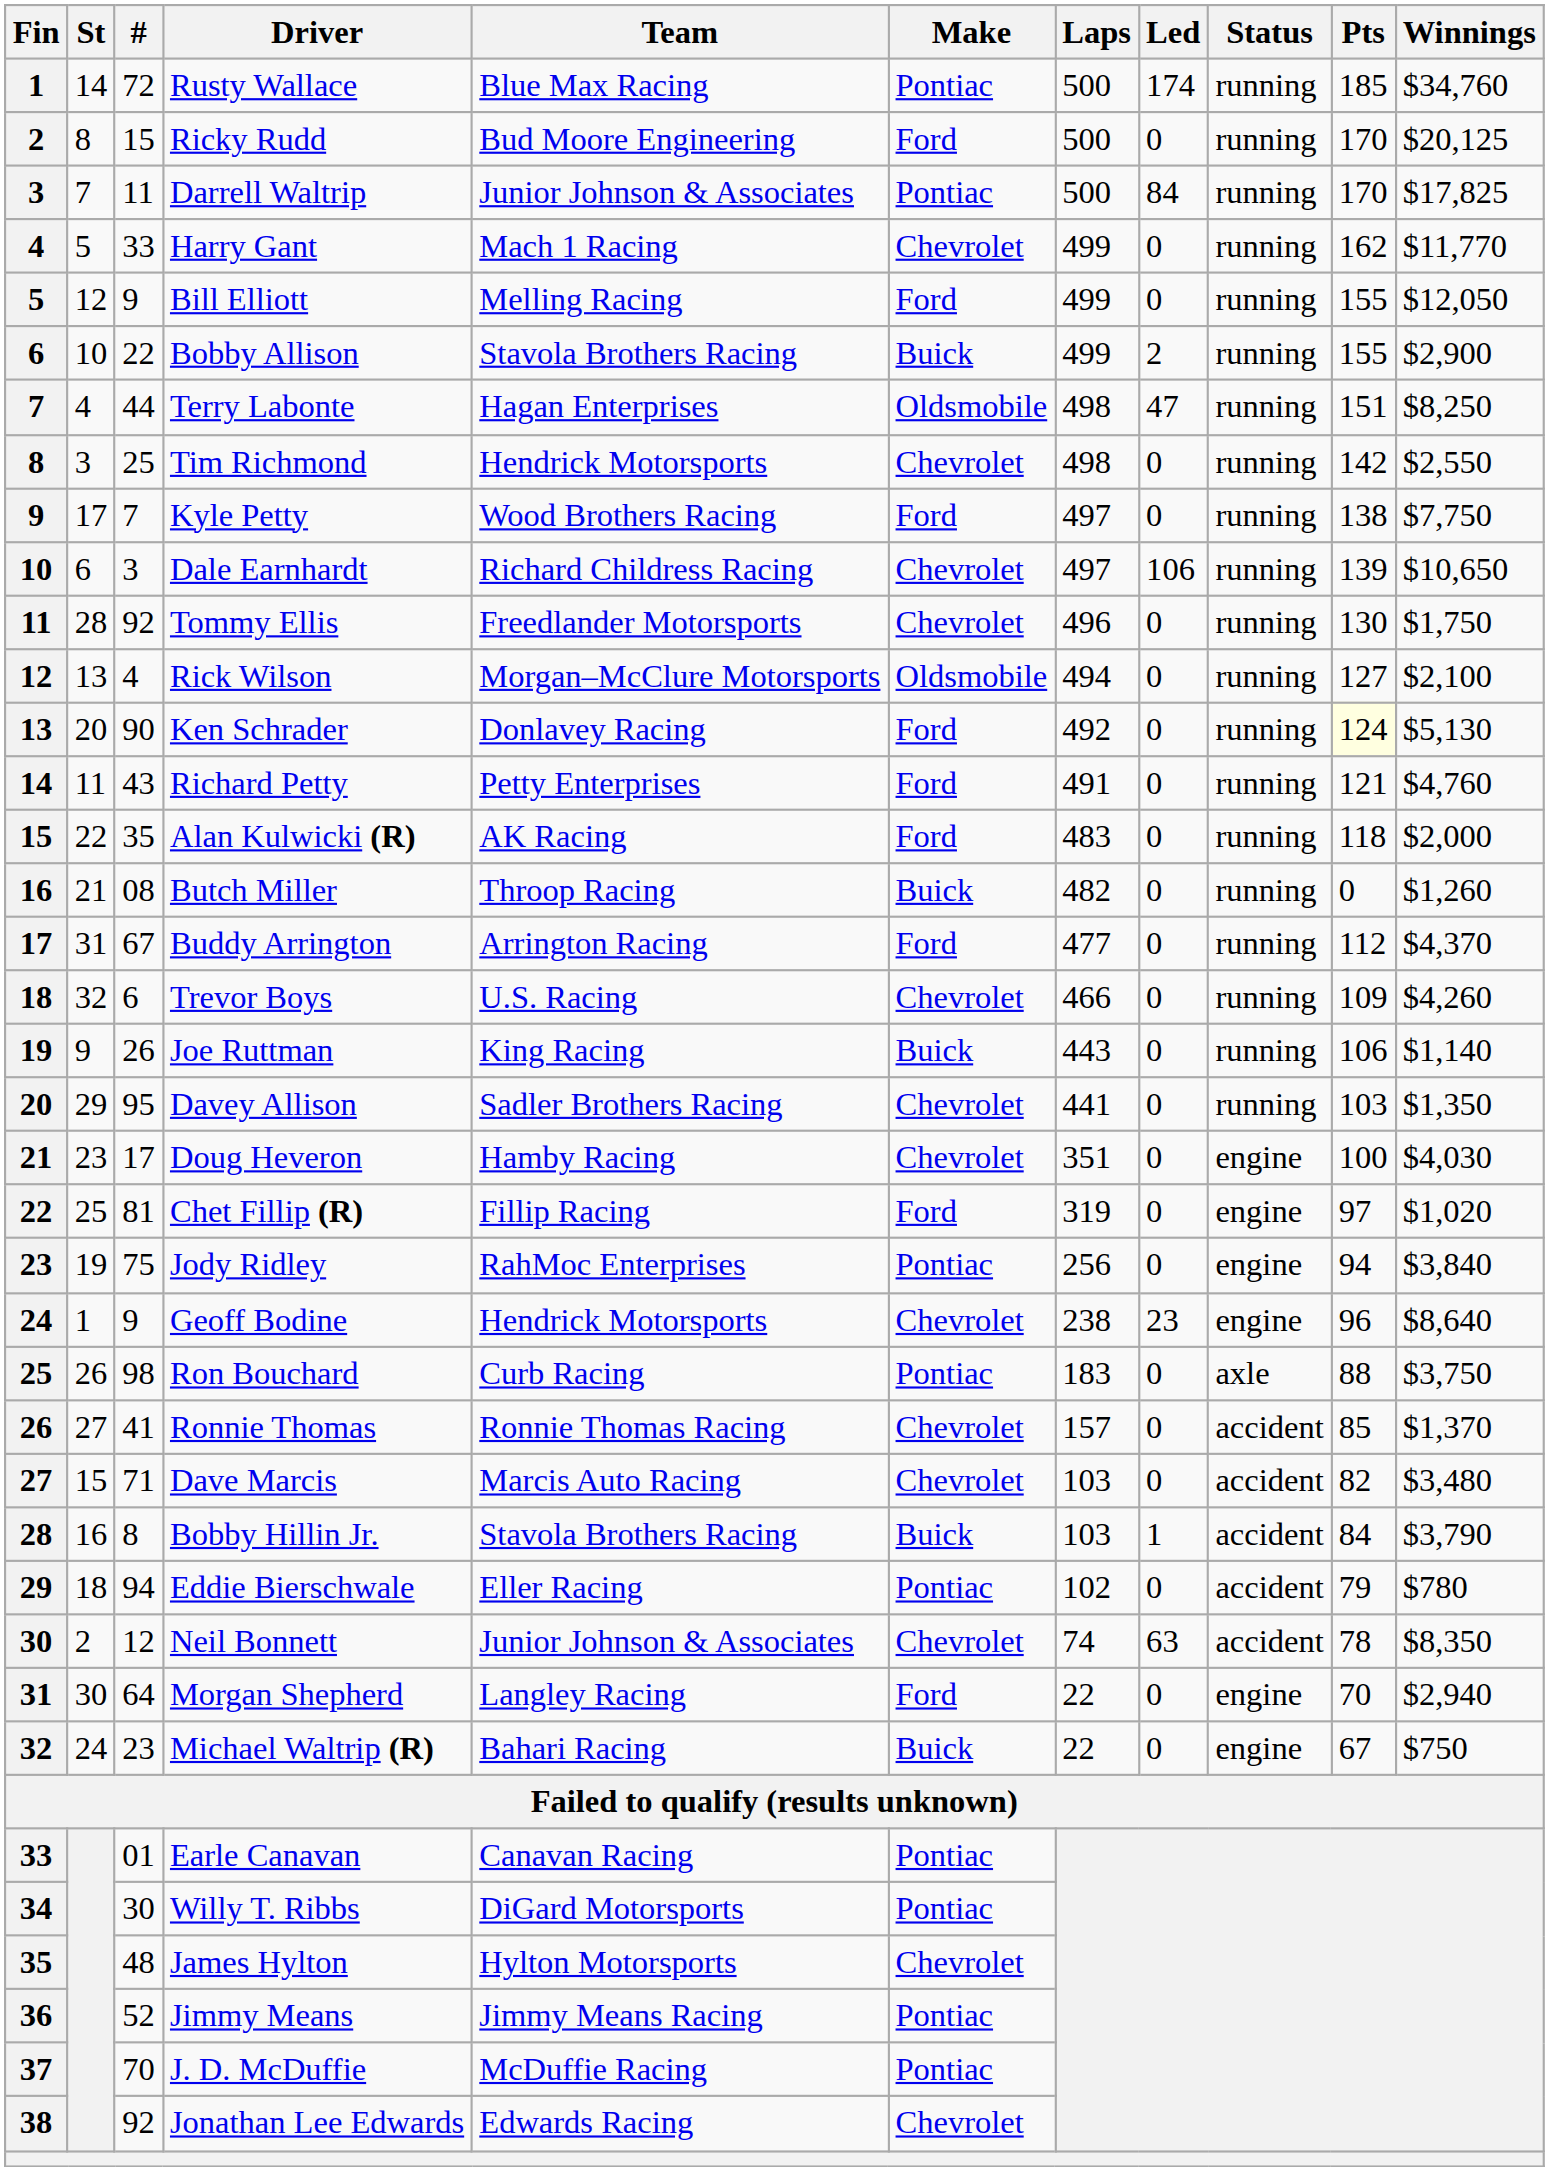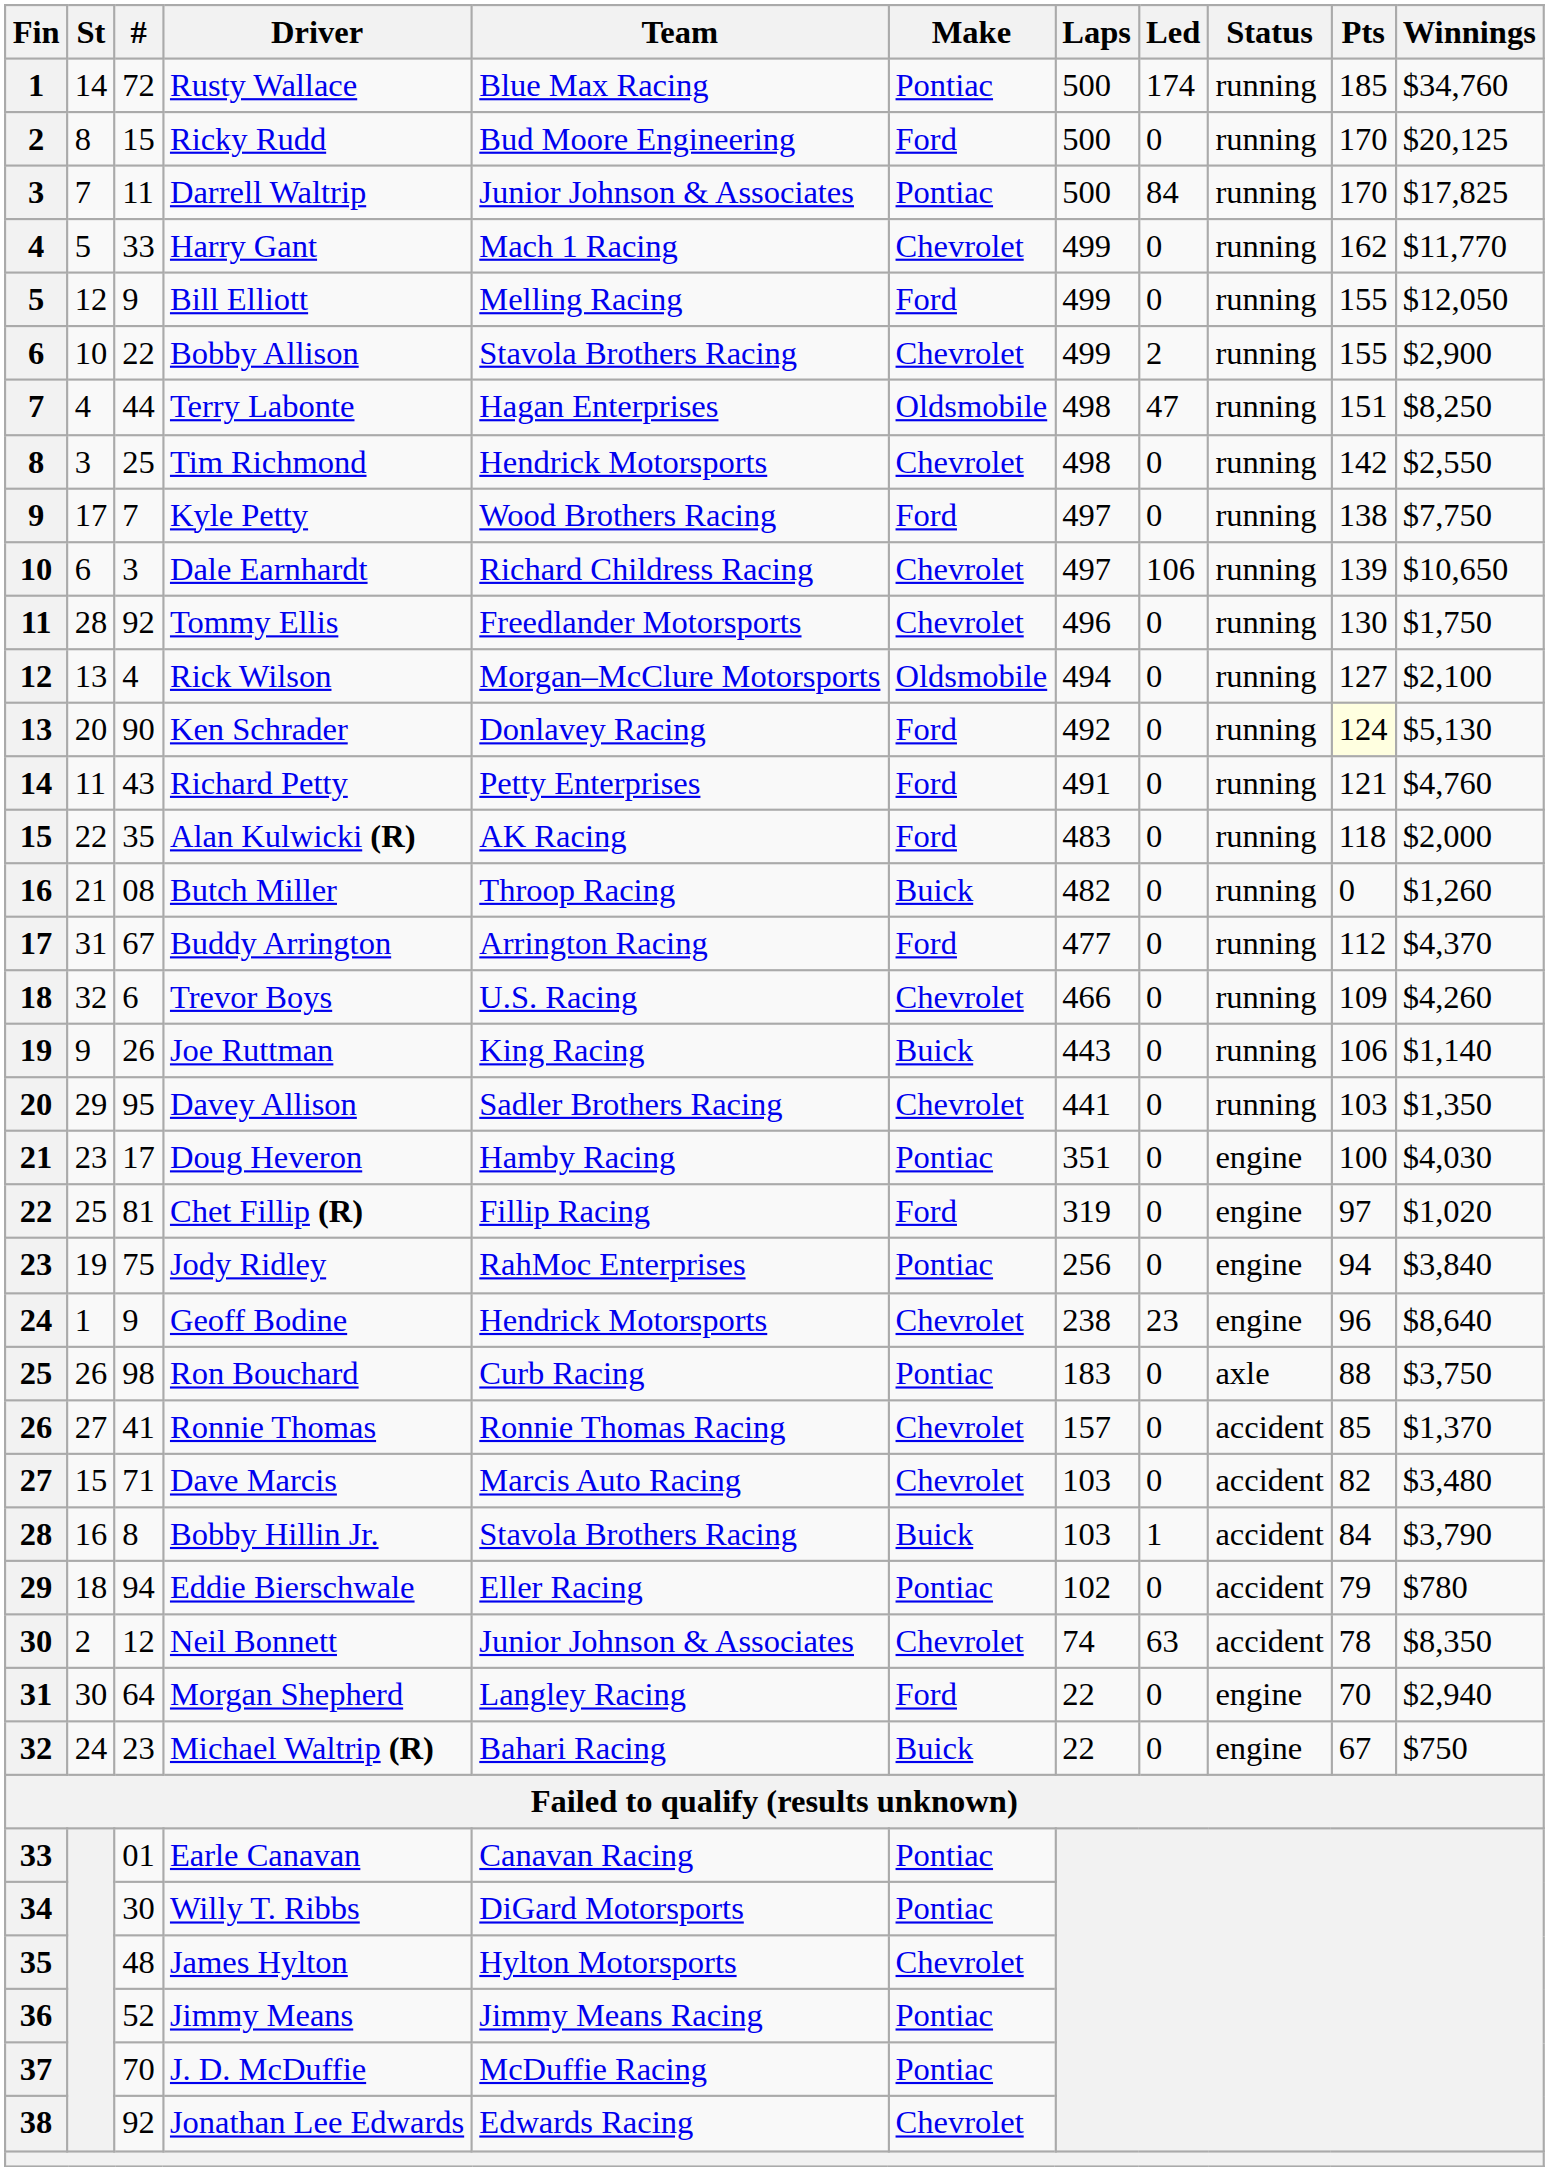(934, 353) Buick -> (960, 353) Chevrolet
(960, 1157) Chevrolet -> (944, 1157) Pontiac
